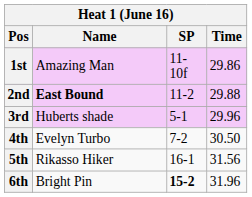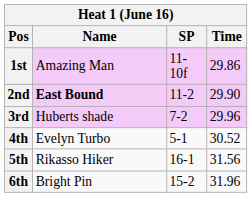(225, 95) 29.88 -> (225, 95) 29.90
(179, 116) 5-1 -> (179, 116) 7-2
(179, 138) 7-2 -> (179, 138) 5-1
(225, 138) 30.50 -> (225, 138) 30.52
(182, 181) bold -> (182, 181) normal
